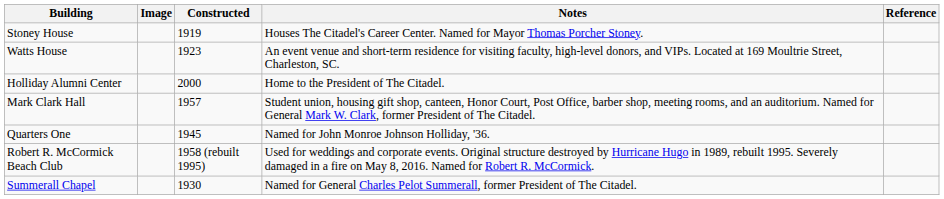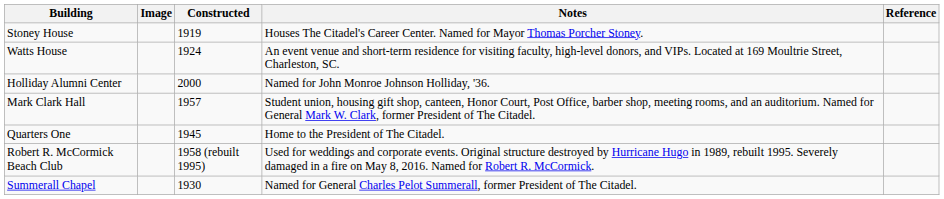(189, 51) 1923 -> (189, 51) 1924
(355, 83) Home to the President of The Citadel. -> (377, 83) Named for John Monroe Johnson Holliday, '36.
(377, 134) Named for John Monroe Johnson Holliday, '36. -> (355, 134) Home to the President of The Citadel.
